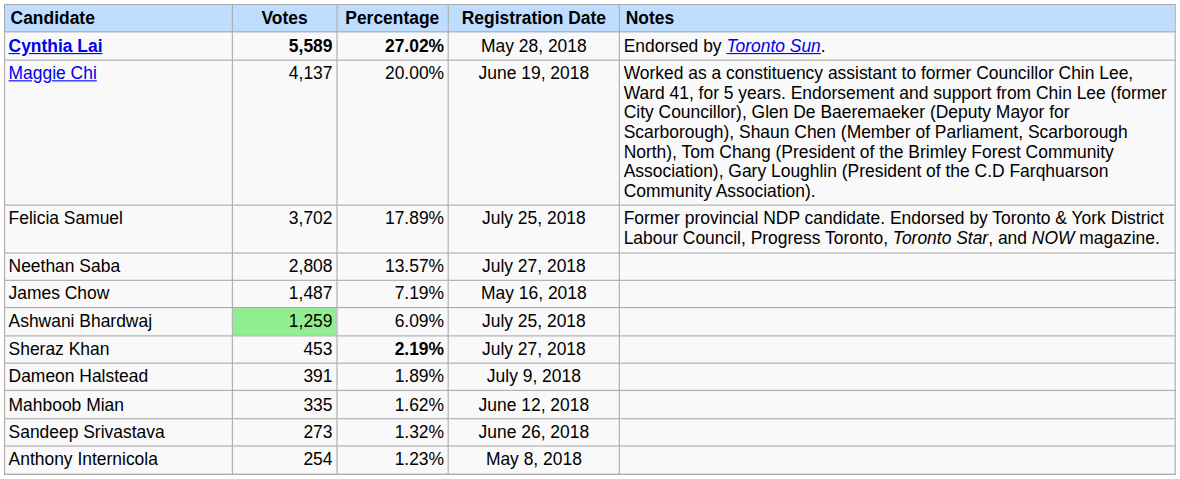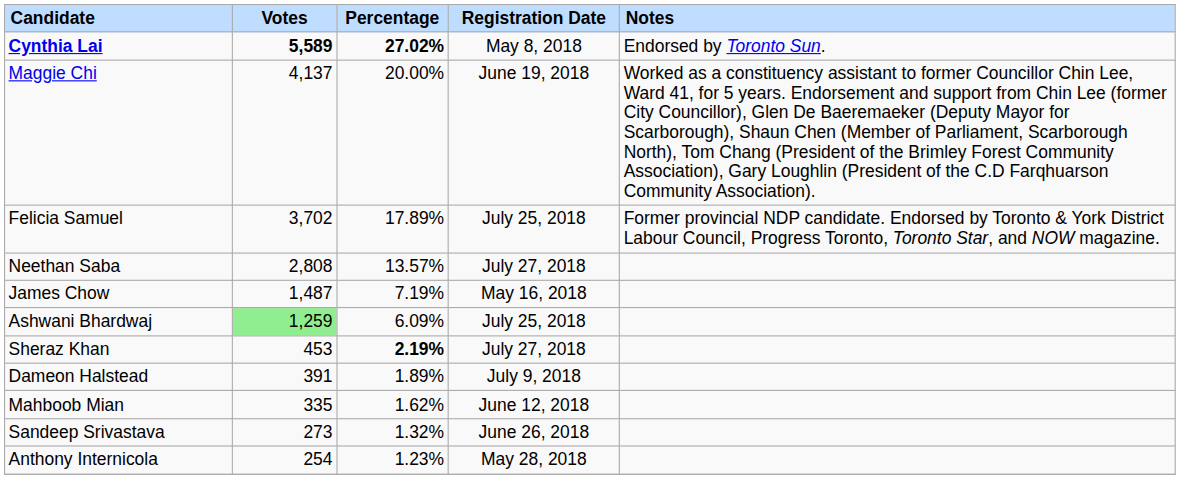(534, 45) May 28, 2018 -> (534, 45) May 8, 2018
(534, 459) May 8, 2018 -> (534, 459) May 28, 2018
